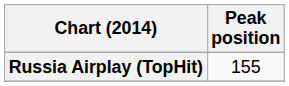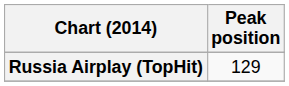(246, 66) 155 -> (246, 66) 129
